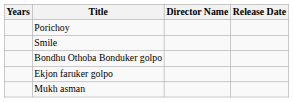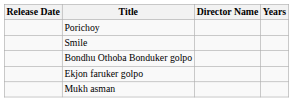columns swapped: (18, 12) <-> (259, 12)
